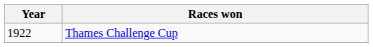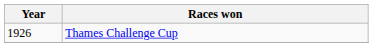(19, 33) 1922 -> (19, 33) 1926
